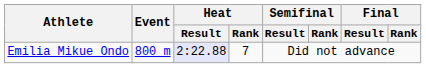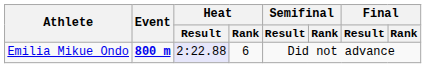(153, 52) normal -> (153, 52) bold
(246, 52) 7 -> (246, 52) 6
